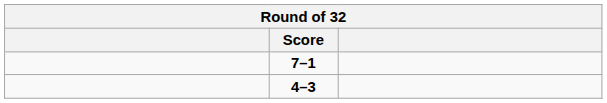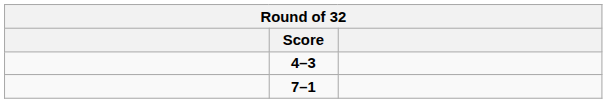rows swapped: (303, 87) <-> (303, 63)
